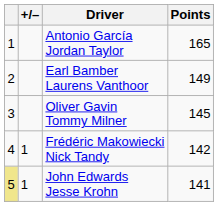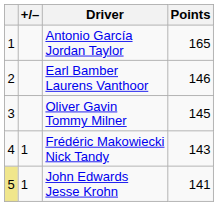(200, 78) 149 -> (200, 78) 146
(200, 149) 142 -> (200, 149) 143
